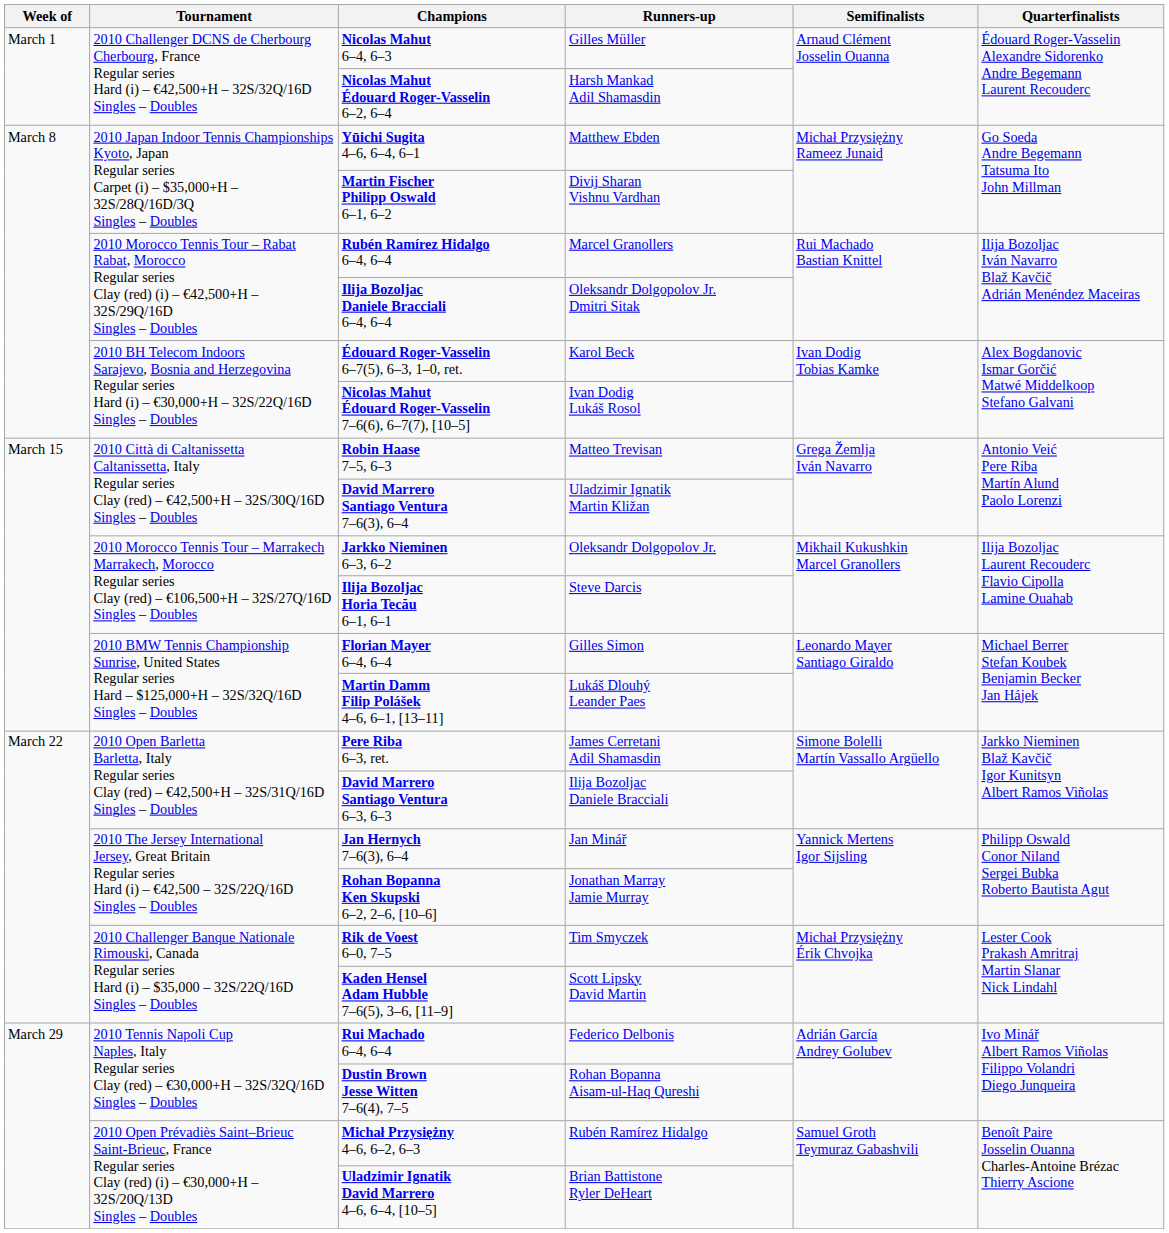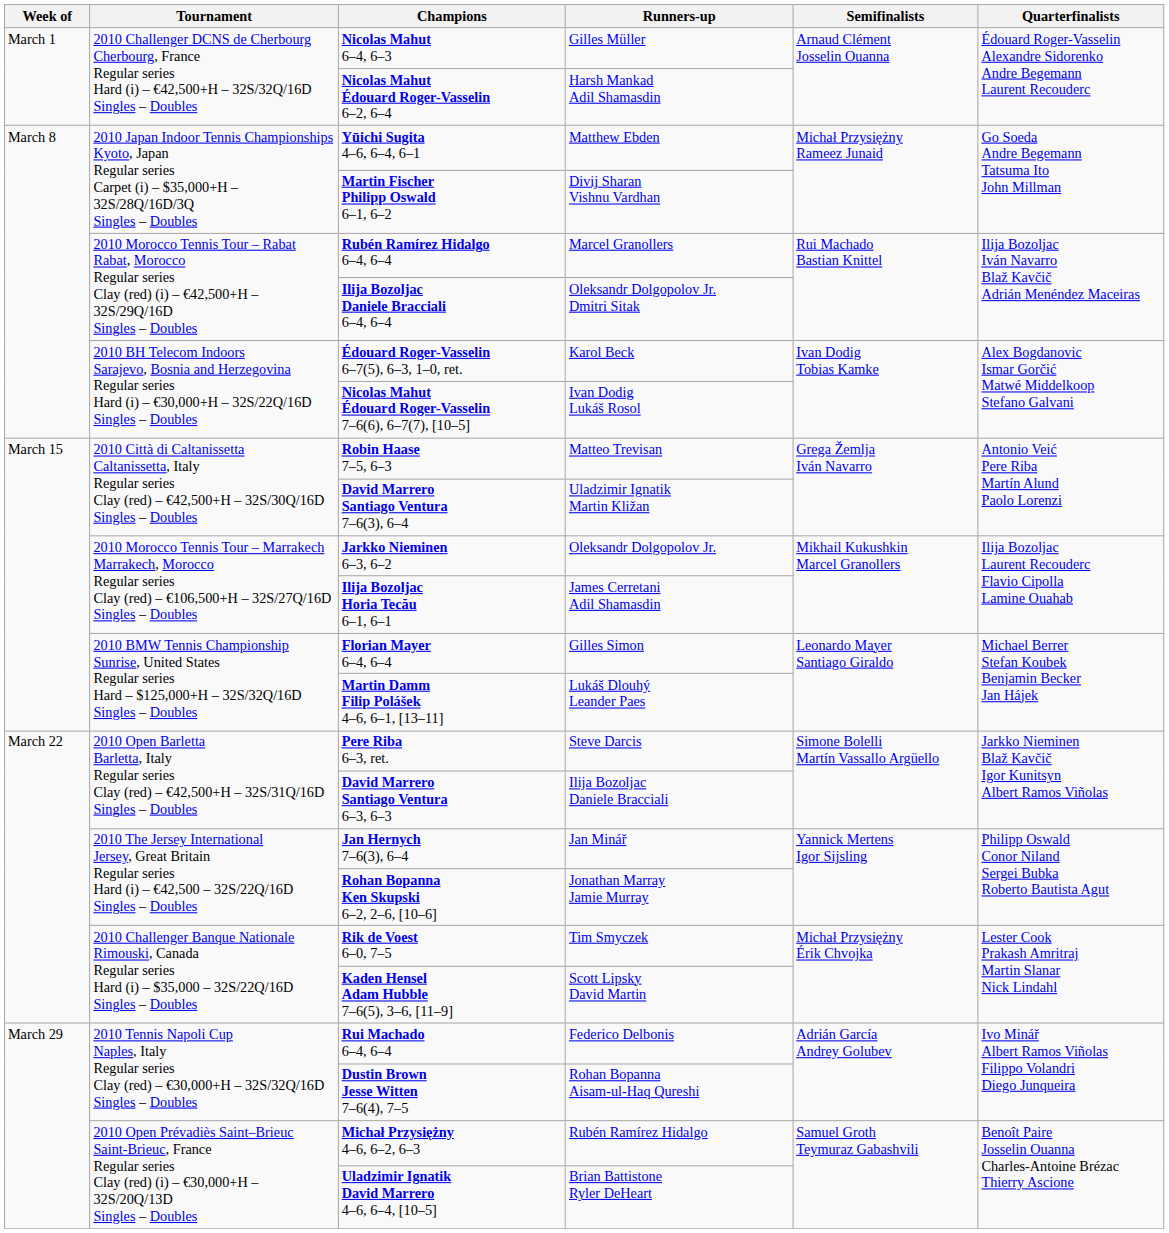(605, 587) Steve Darcis -> (615, 595) James Cerretani Adil Shamasdin
(615, 750) James Cerretani Adil Shamasdin -> (605, 742) Steve Darcis
